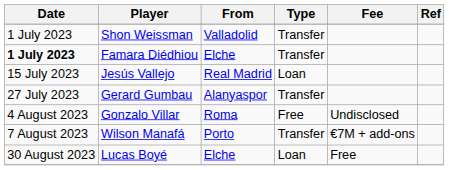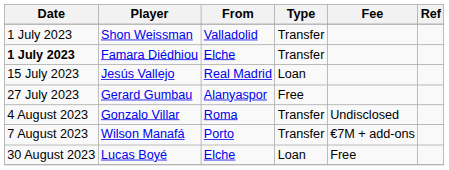(301, 94) Transfer -> (291, 94) Free
(291, 114) Free -> (301, 114) Transfer
